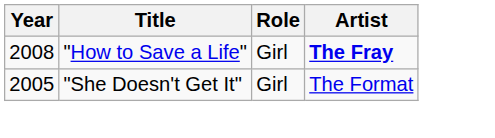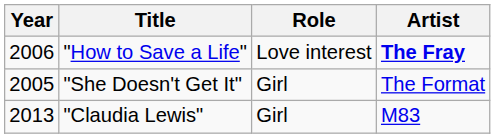(32, 52) 2008 -> (32, 52) 2006
(272, 52) Girl -> (314, 52) Love interest
+ row: (133, 116)
